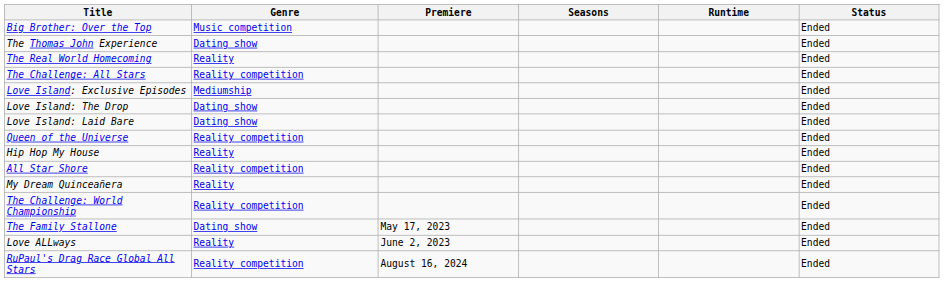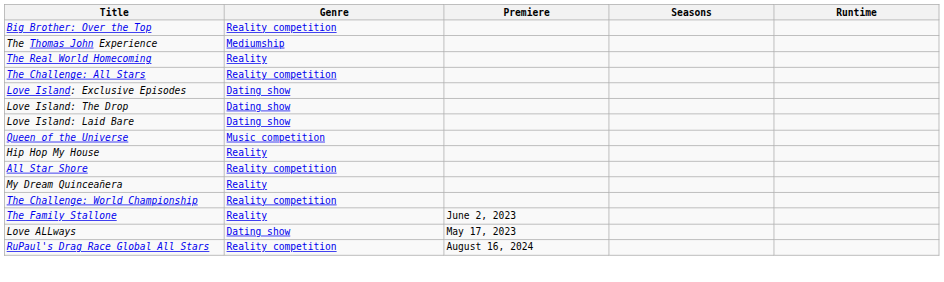- column: (869, 12)
(243, 28) Music competition -> (282, 28) Reality competition
(225, 44) Dating show -> (256, 44) Mediumship
(223, 91) Mediumship -> (258, 91) Dating show
(249, 138) Reality competition -> (276, 138) Music competition
(225, 227) Dating show -> (247, 216) Reality
(415, 227) May 17, 2023 -> (481, 216) June 2, 2023
(214, 243) Reality -> (258, 232) Dating show
(415, 243) June 2, 2023 -> (481, 232) May 17, 2023
